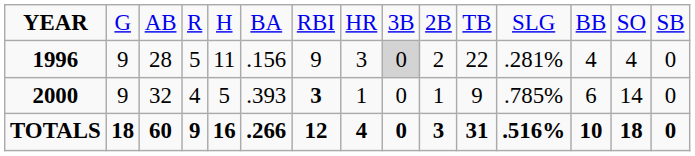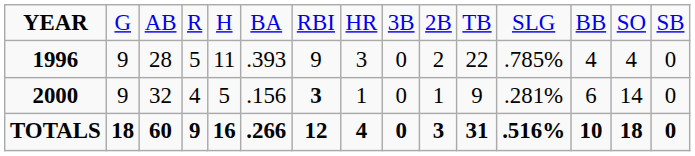(266, 58) .156 -> (266, 58) .393
(401, 58) lightgrey background -> (401, 58) no background
(534, 58) .281% -> (534, 58) .785%
(266, 95) .393 -> (266, 95) .156
(534, 95) .785% -> (534, 95) .281%
